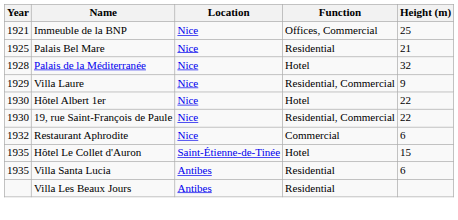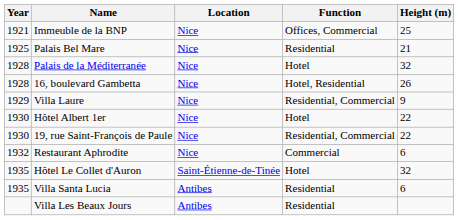+ row: (87, 83)
(405, 153) 15 -> (405, 170) 32
